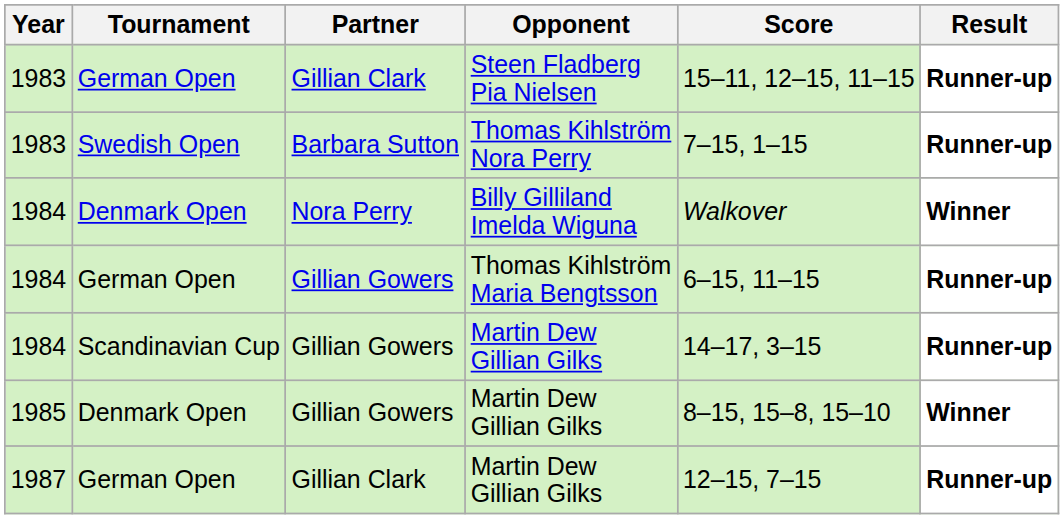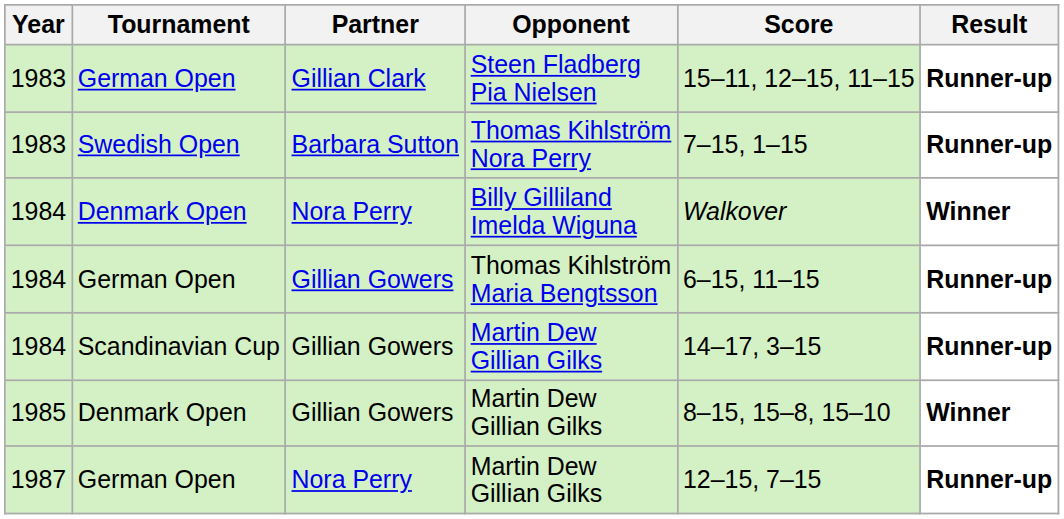(359, 480) Gillian Clark -> (352, 480) Nora Perry
